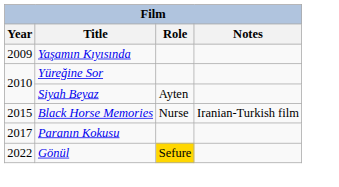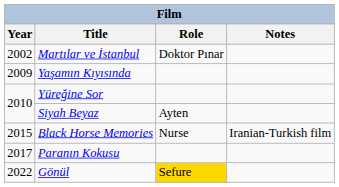+ row: (89, 53)
